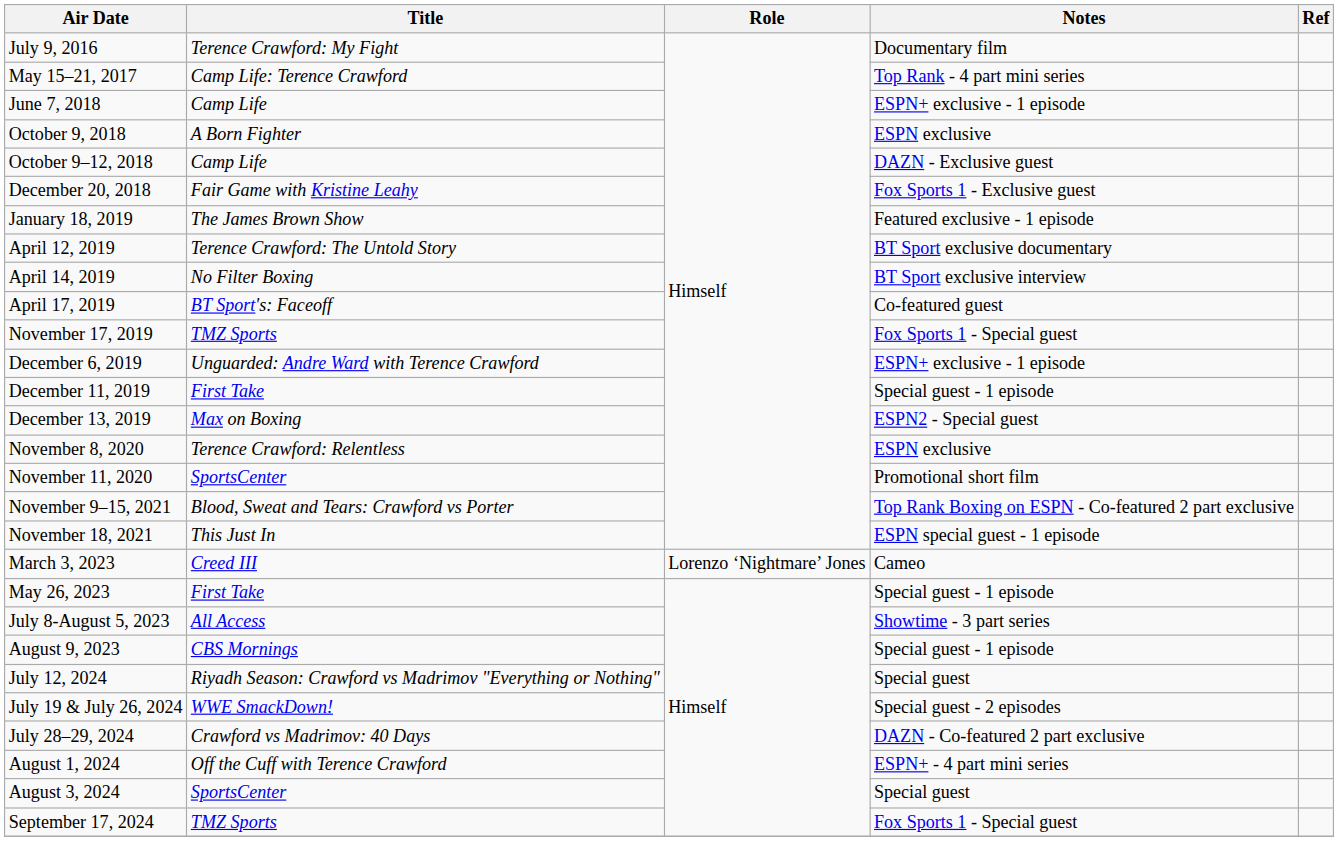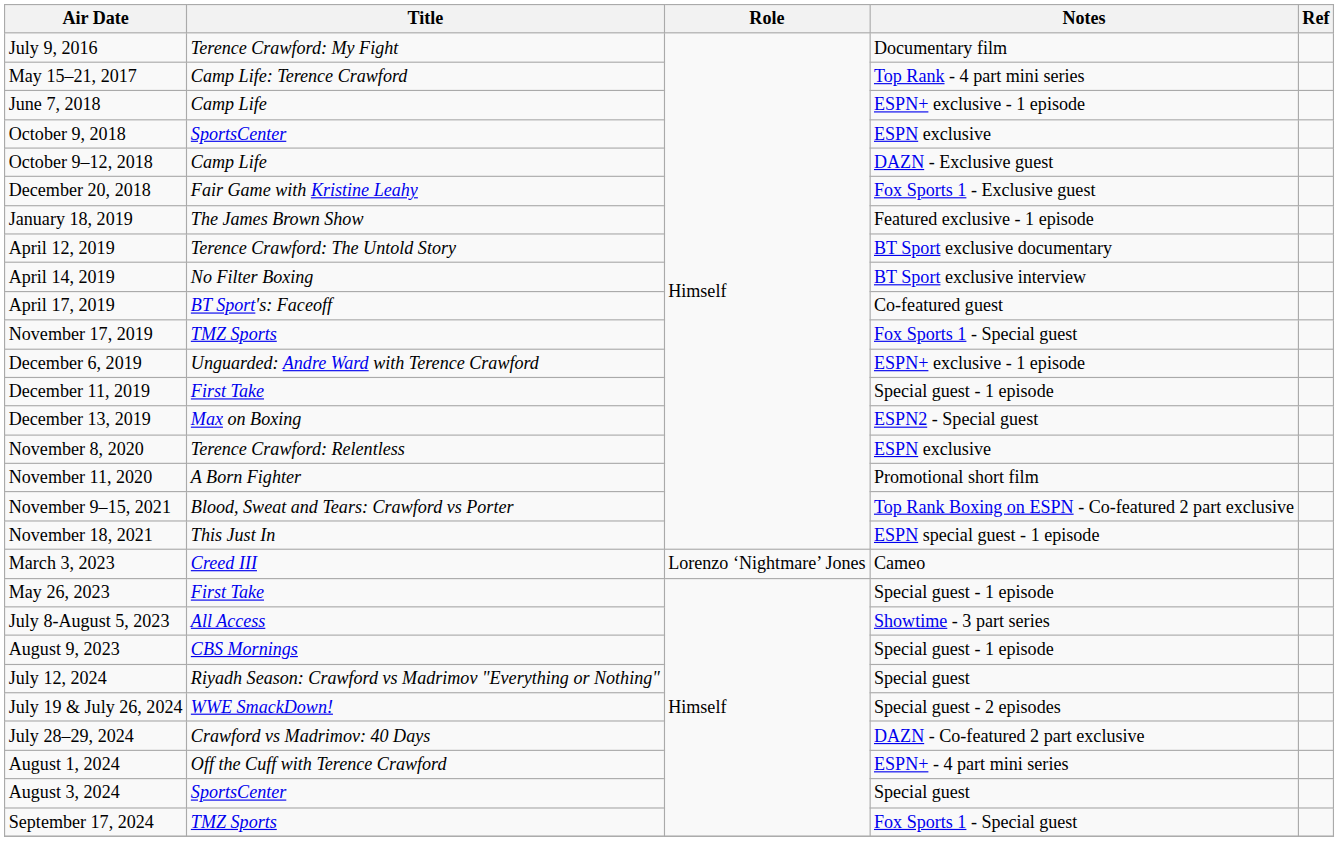(246, 133) A Born Fighter -> (239, 133) SportsCenter
(239, 477) SportsCenter -> (246, 477) A Born Fighter
